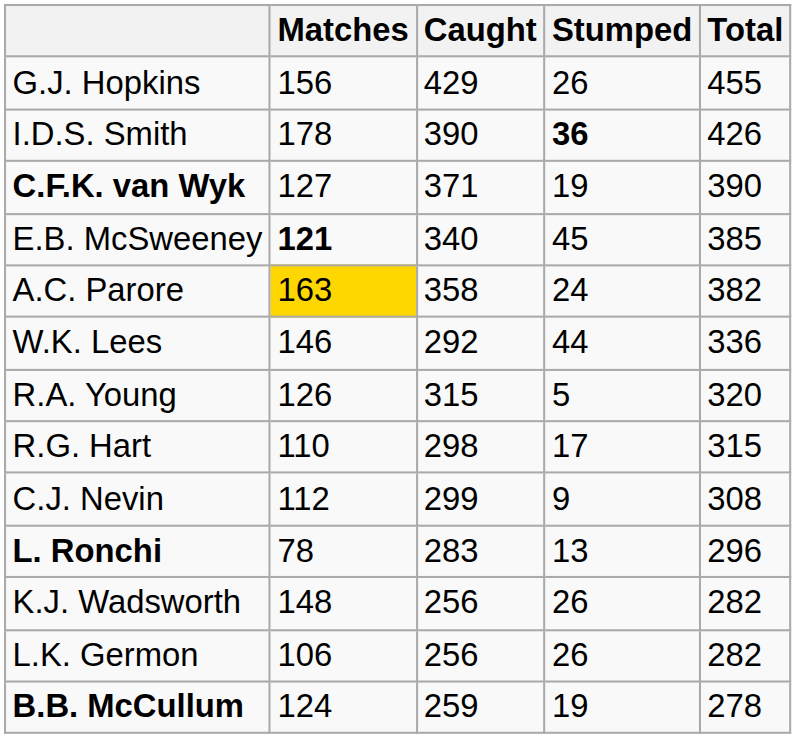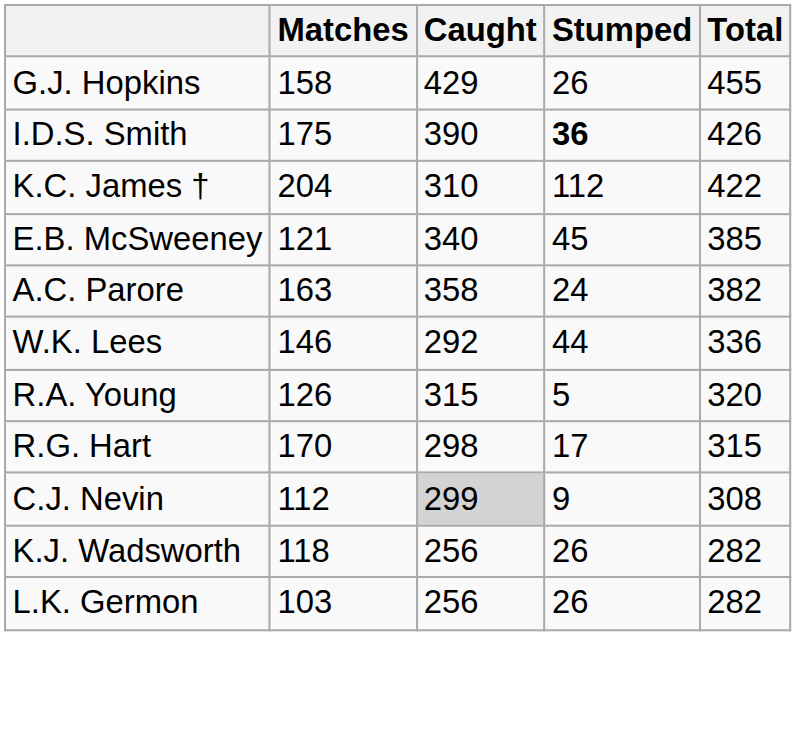(305, 82) 156 -> (305, 82) 158
(305, 134) 178 -> (305, 134) 175
+ row: (111, 186)
- row: (129, 186)
(305, 238) bold -> (305, 238) normal
(305, 290) gold background -> (305, 290) no background
(304, 446) 110 -> (305, 446) 170
(451, 498) no background -> (451, 498) lightgrey background
- row: (87, 550)
(305, 602) 148 -> (304, 550) 118
(305, 654) 106 -> (305, 602) 103
- row: (128, 706)
